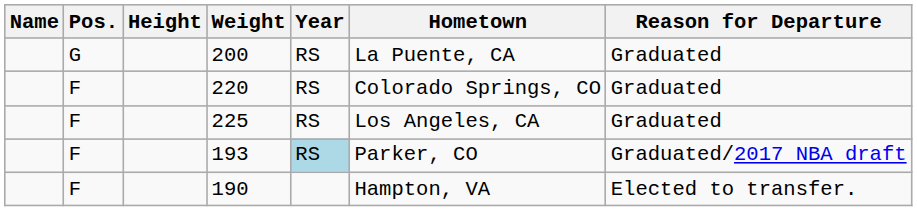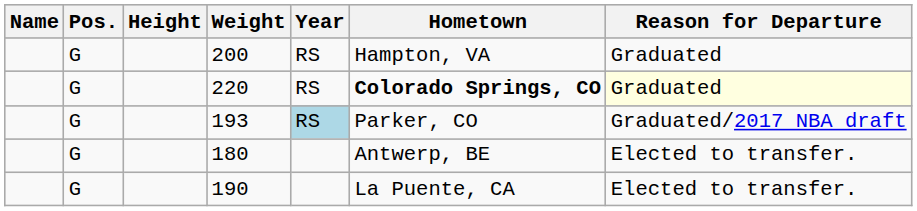(435, 55) La Puente, CA -> (422, 55) Hampton, VA
(75, 88) F -> (75, 88) G
(478, 88) normal -> (478, 88) bold
(666, 88) no background -> (666, 88) lightyellow background
- row: (230, 122)
(75, 155) F -> (75, 122) G
+ row: (230, 155)
(75, 189) F -> (75, 189) G
(422, 189) Hampton, VA -> (435, 189) La Puente, CA
